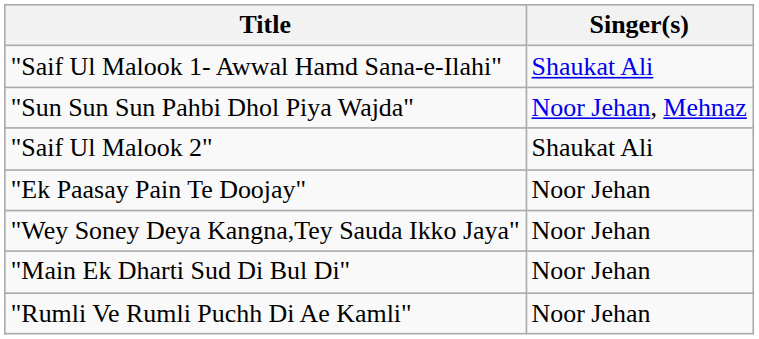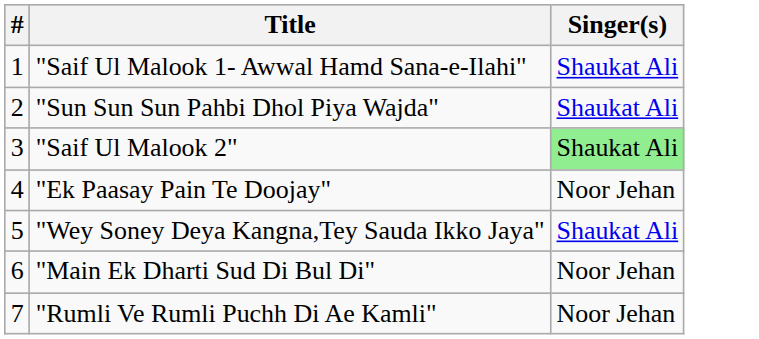+ column: (17, 25)
(639, 107) Noor Jehan, Mehnaz -> (617, 107) Shaukat Ali
(592, 148) no background -> (617, 148) lightgreen background
(591, 230) Noor Jehan -> (617, 230) Shaukat Ali
